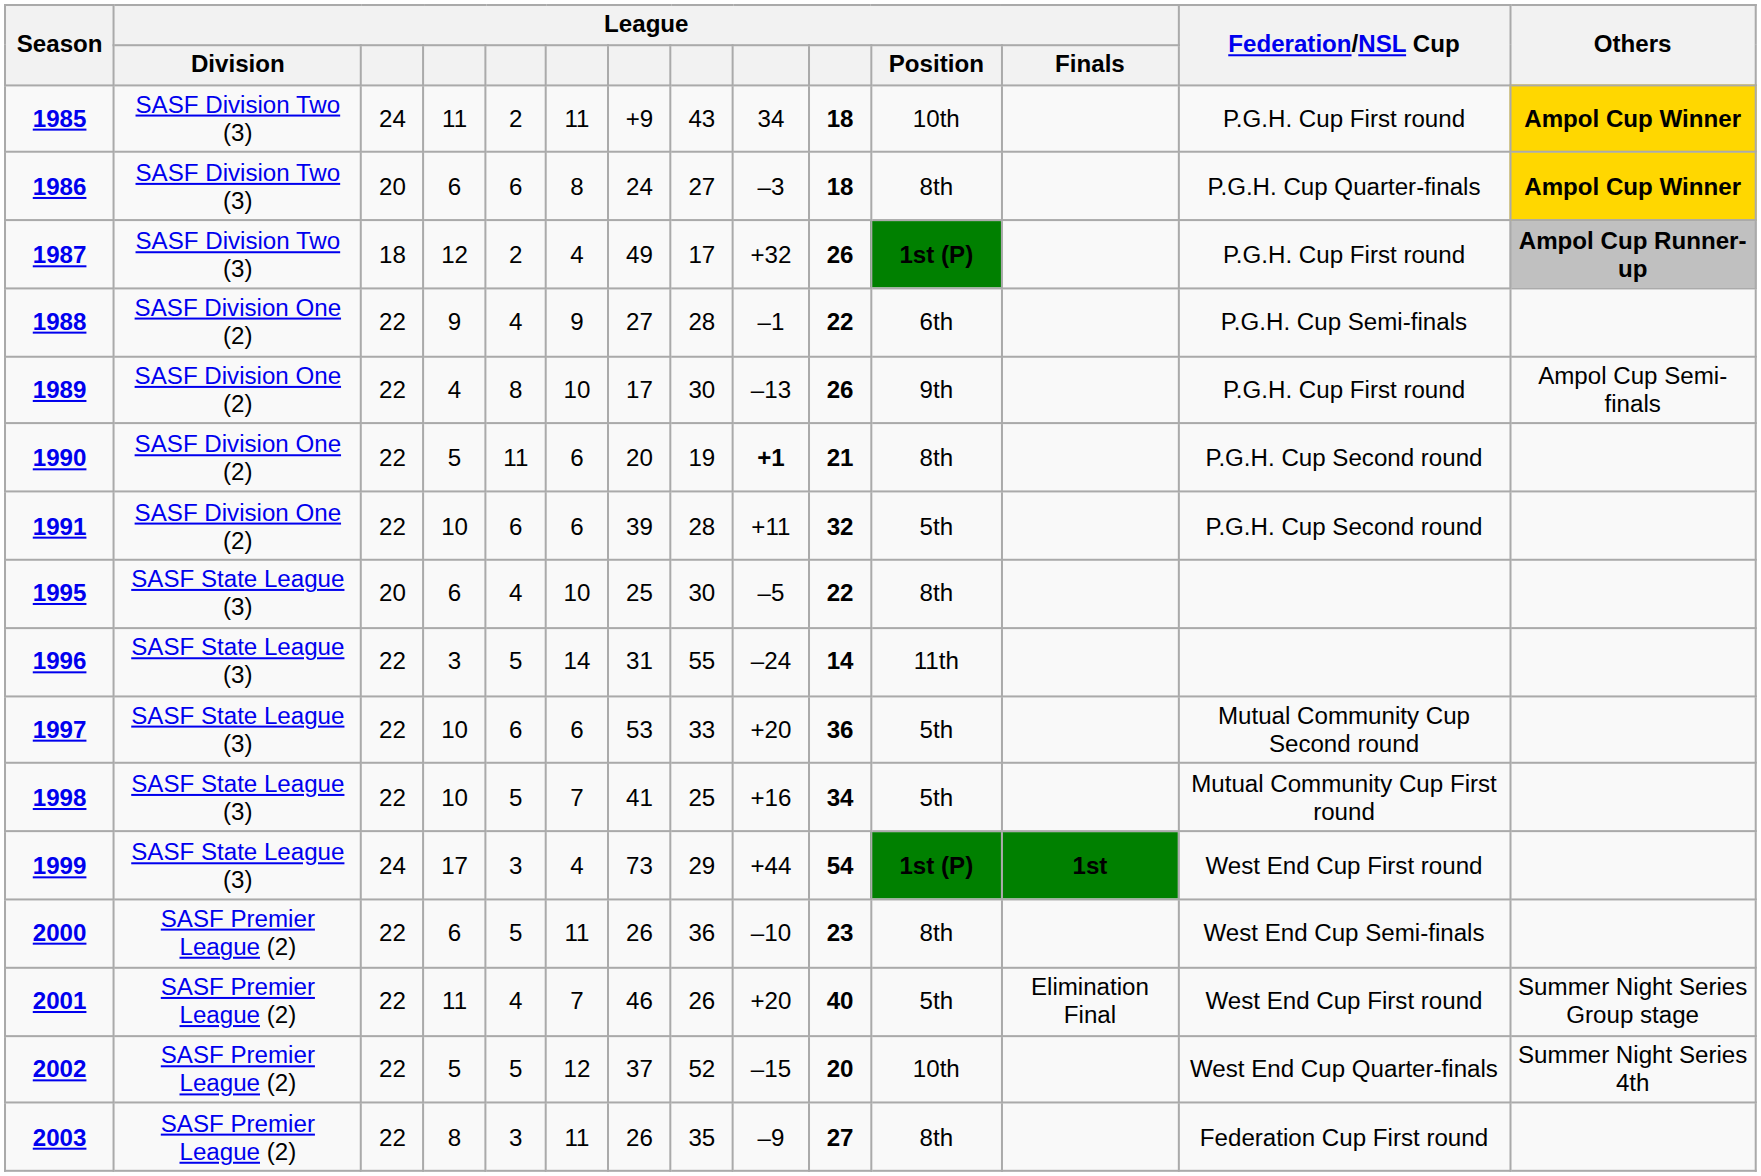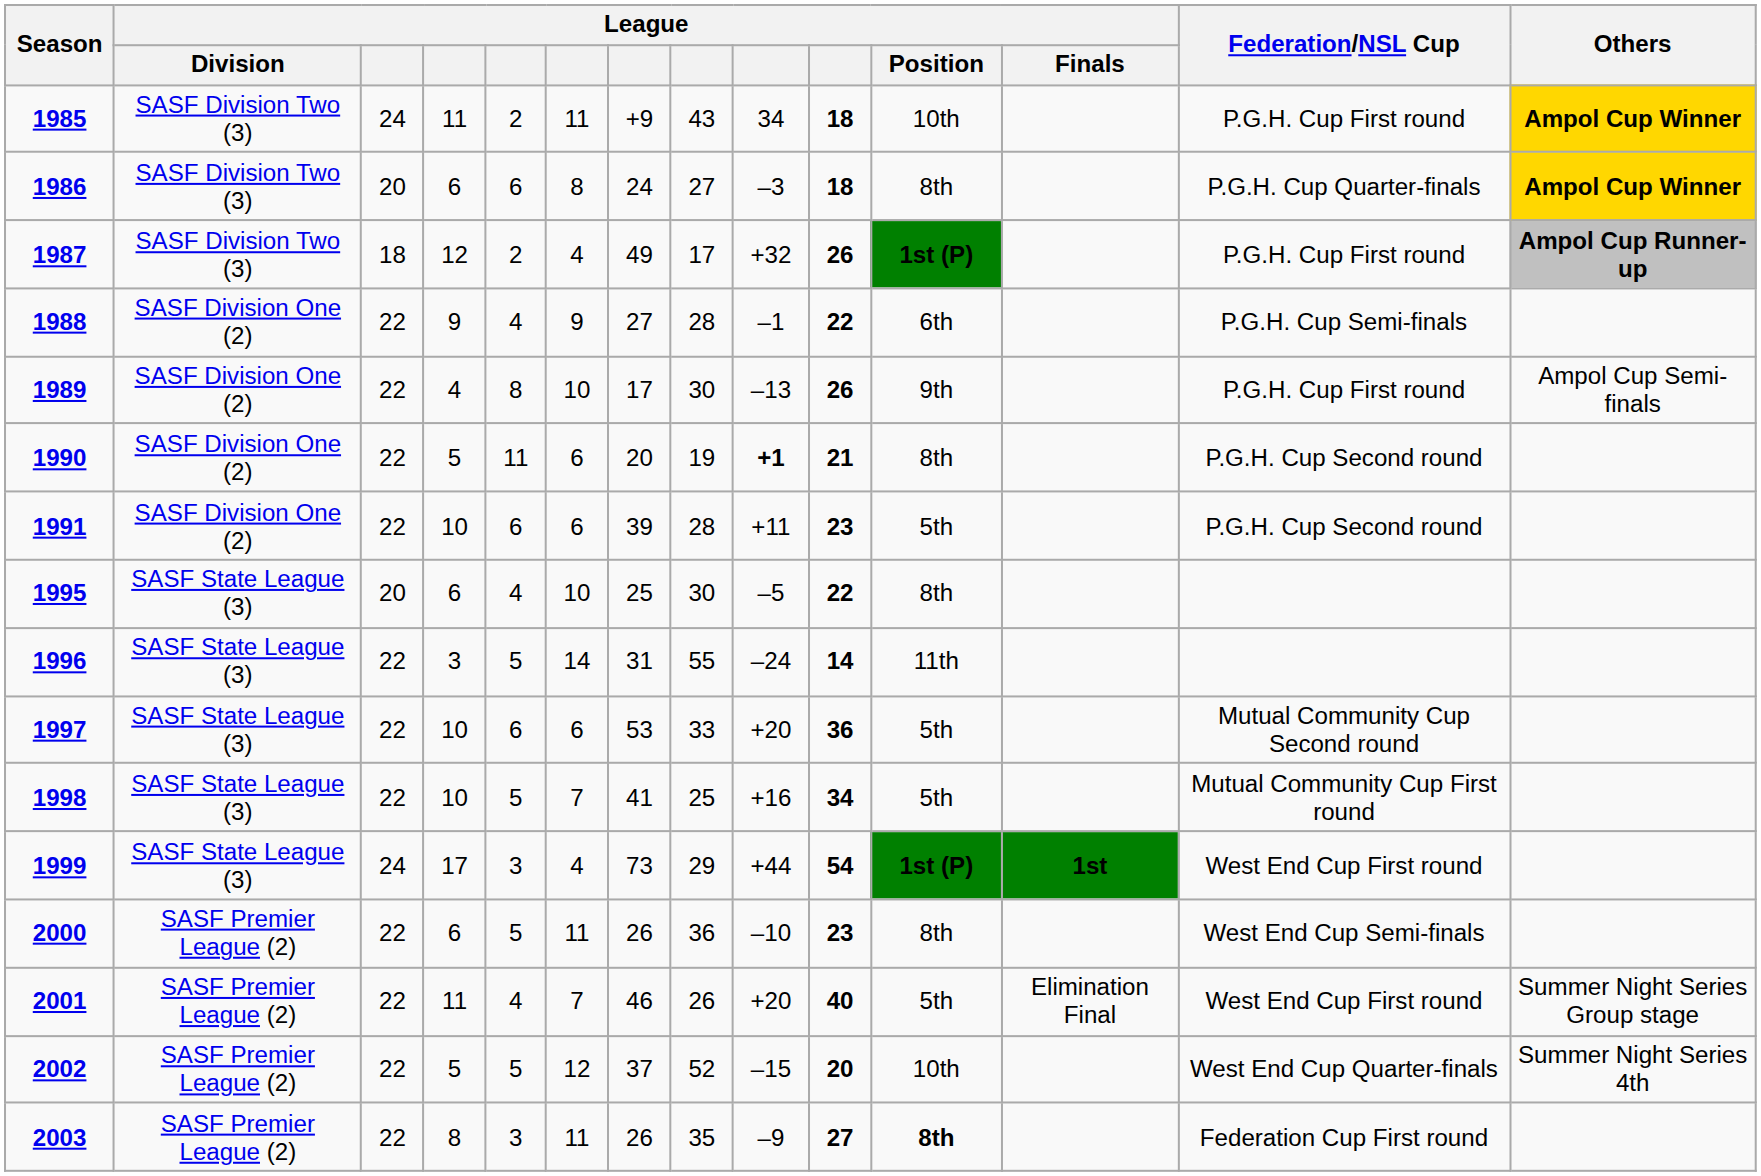(840, 526) 32 -> (840, 526) 23
(936, 1137) normal -> (936, 1137) bold
